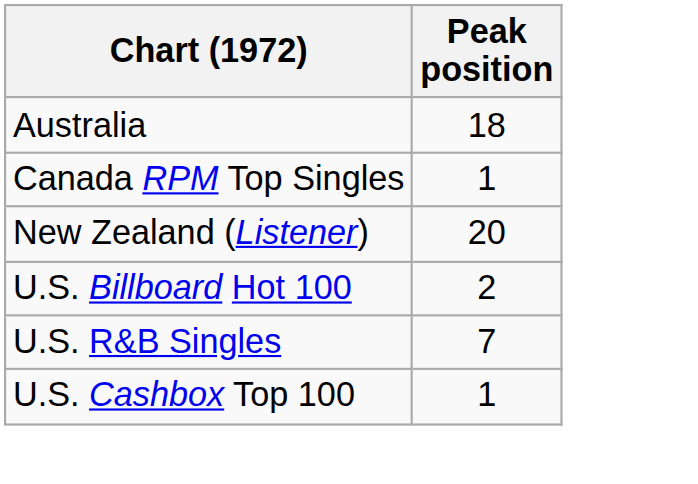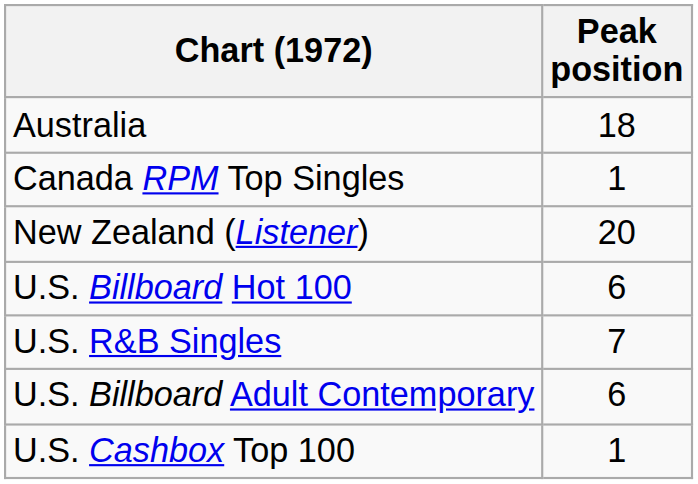(487, 287) 2 -> (617, 287) 6
+ row: (274, 395)
